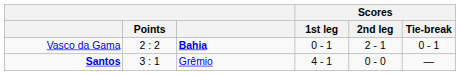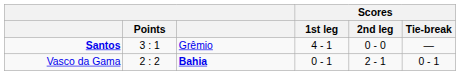rows swapped: (103, 62) <-> (84, 45)
